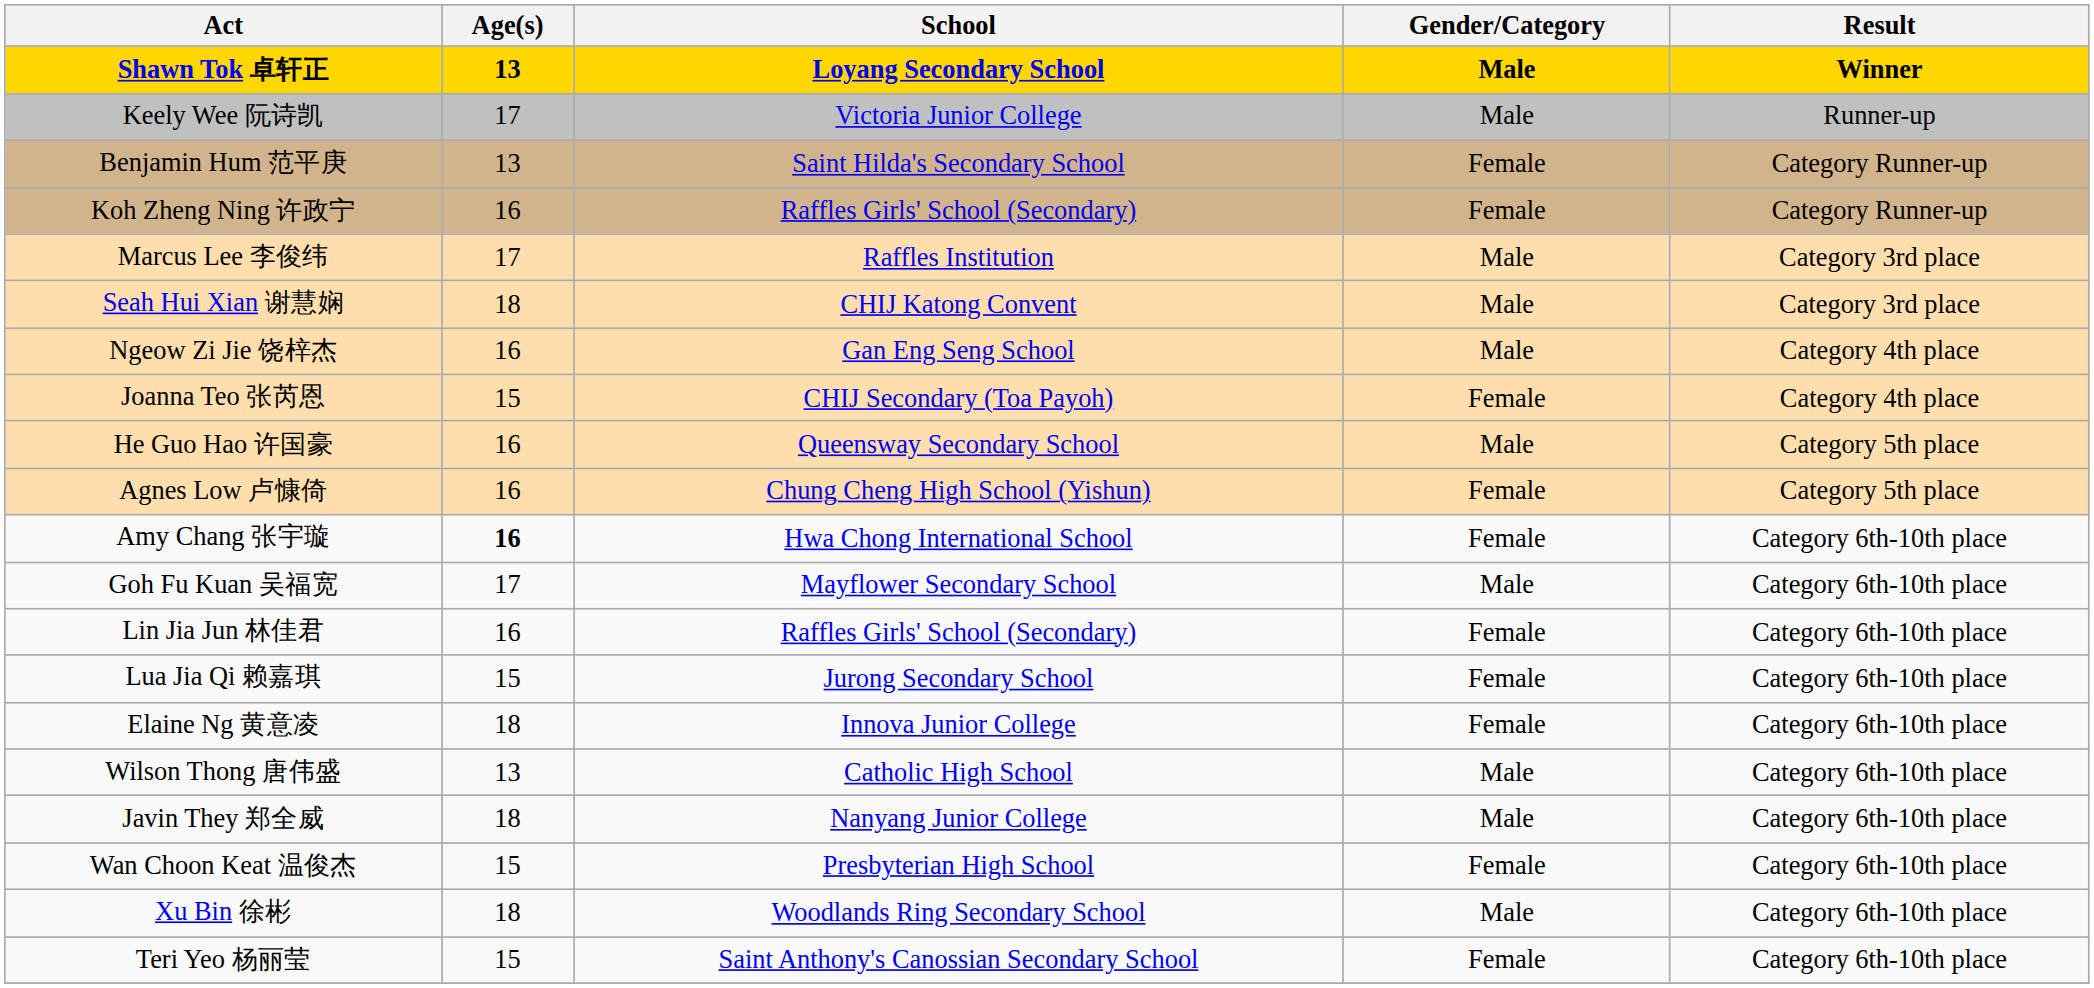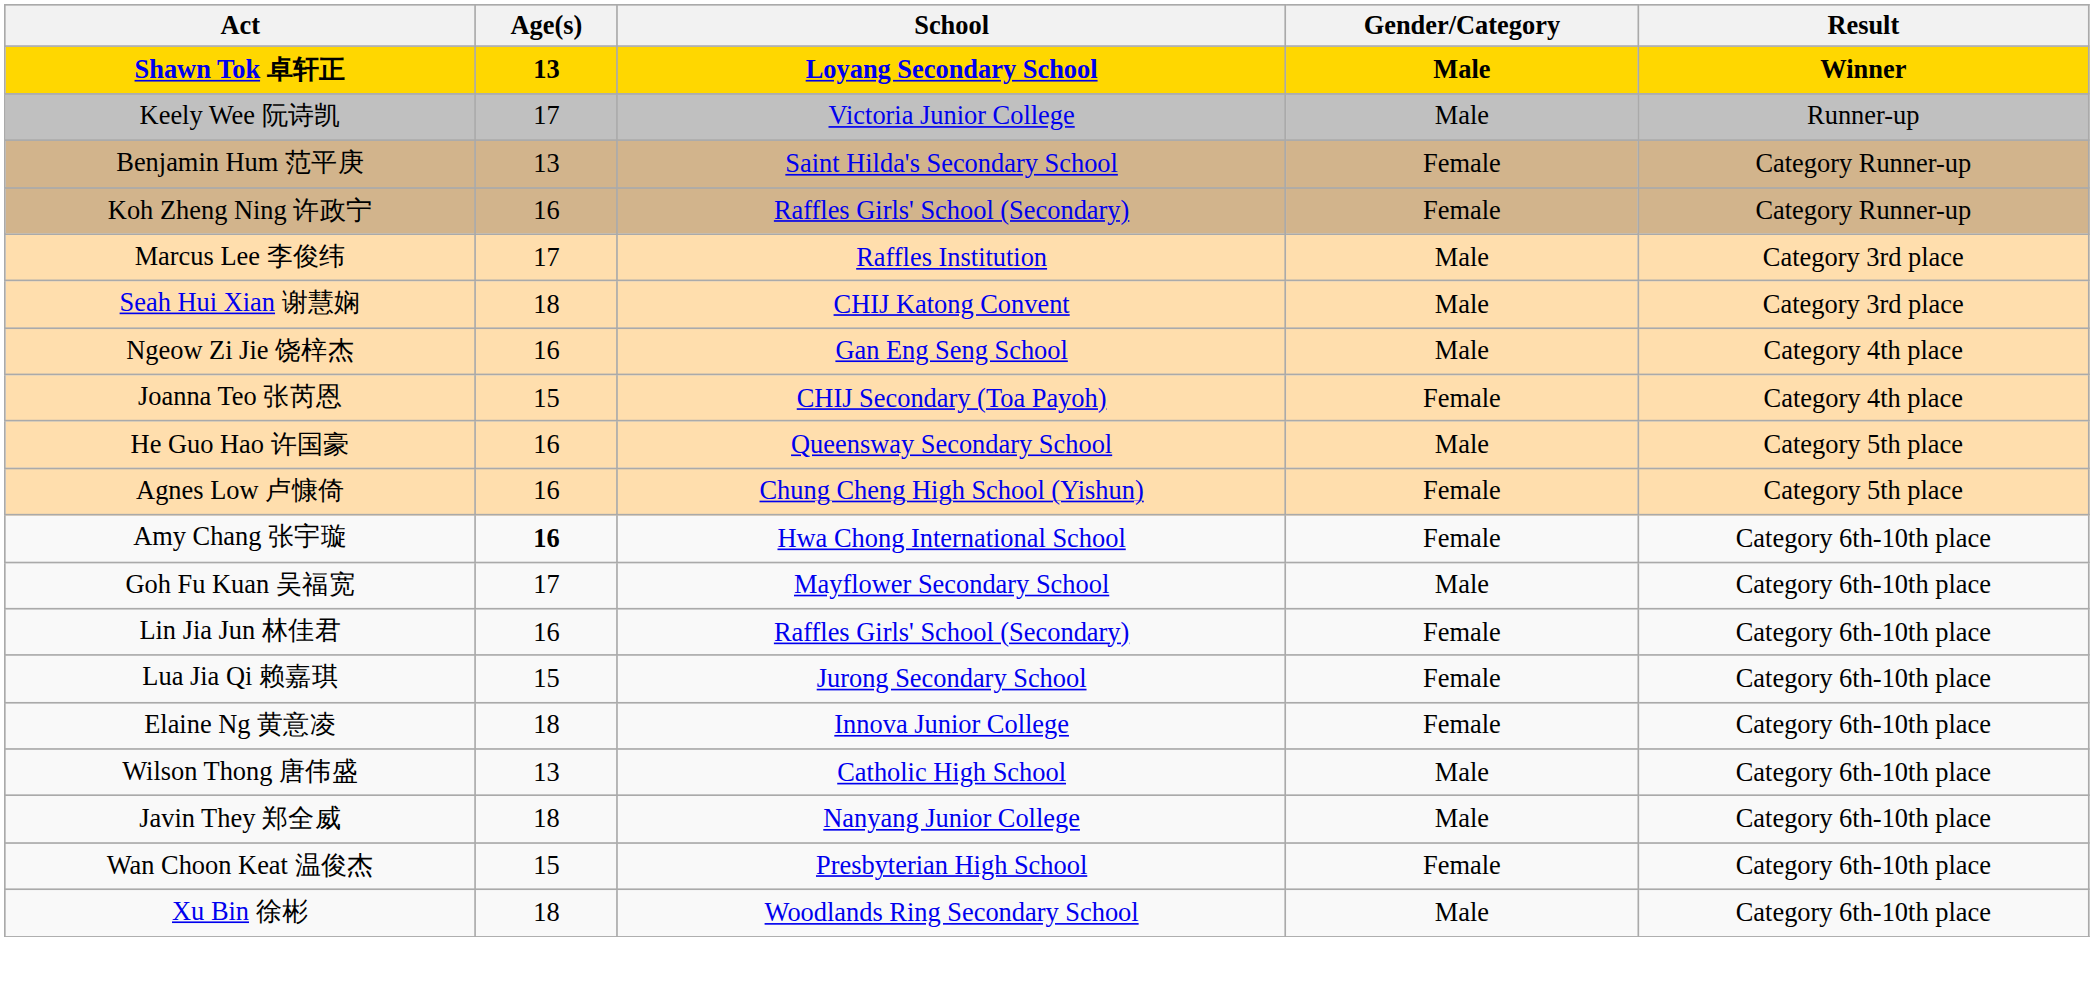- row: (223, 958)
